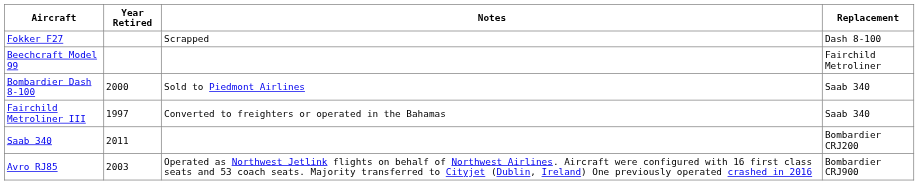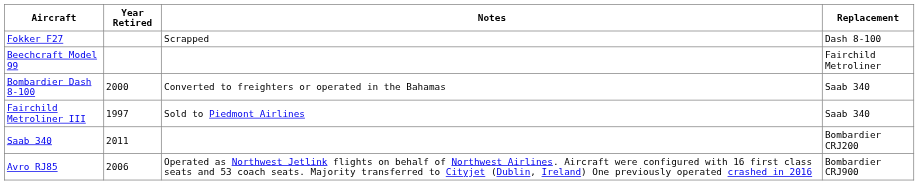(234, 87) Sold to Piedmont Airlines -> (305, 87) Converted to freighters or operated in the Bahamas
(305, 113) Converted to freighters or operated in the Bahamas -> (234, 113) Sold to Piedmont Airlines
(117, 167) 2003 -> (117, 167) 2006
